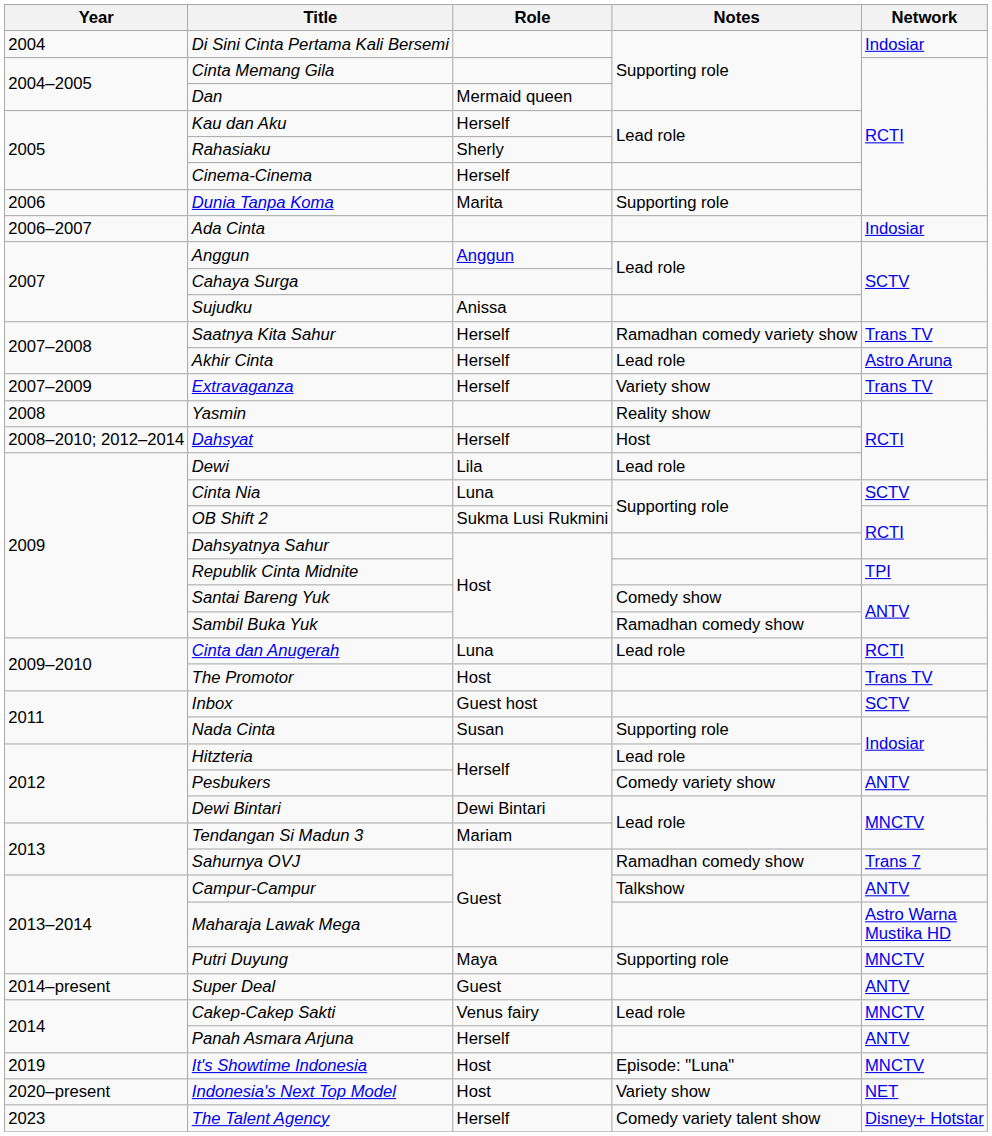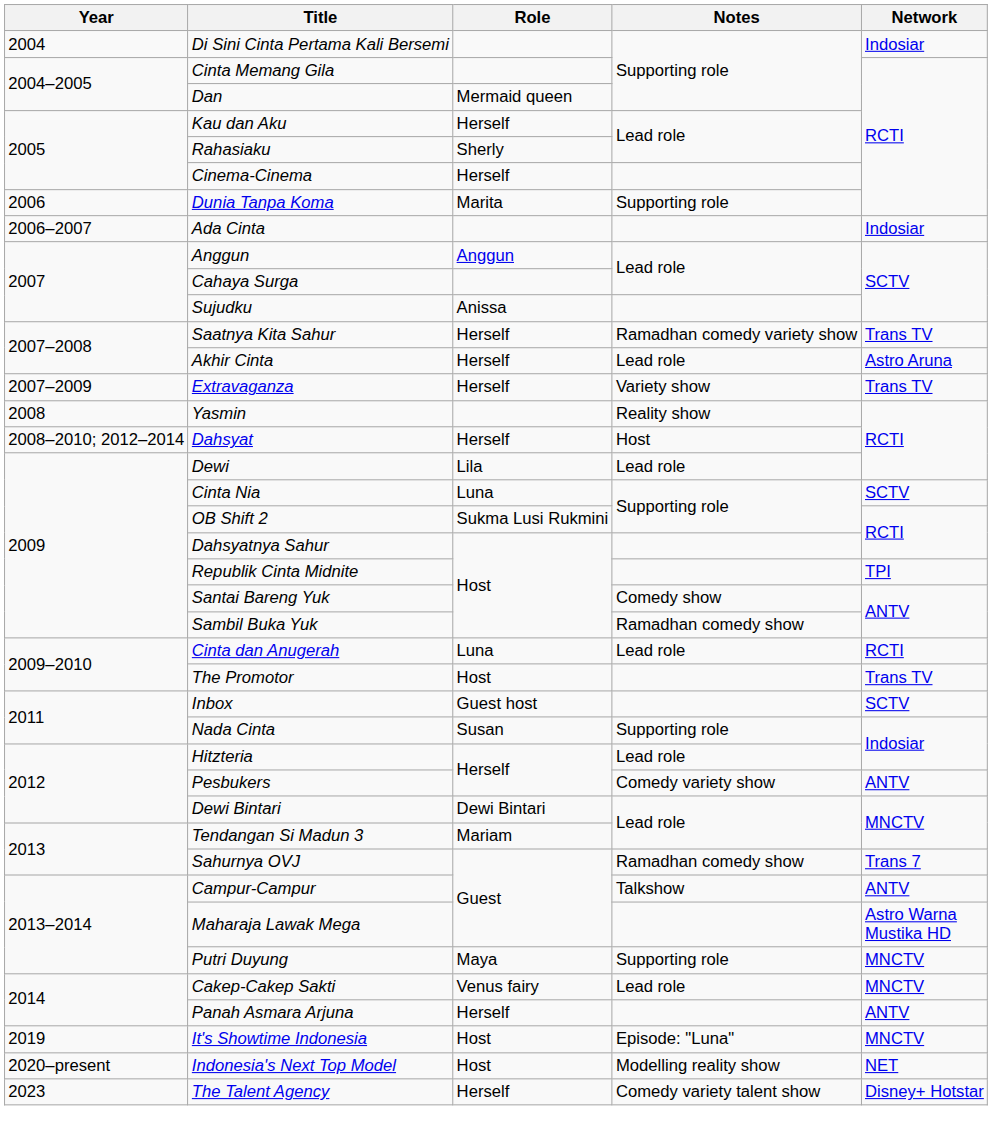- row: (233, 986)
(663, 1092) Variety show -> (698, 1065) Modelling reality show
